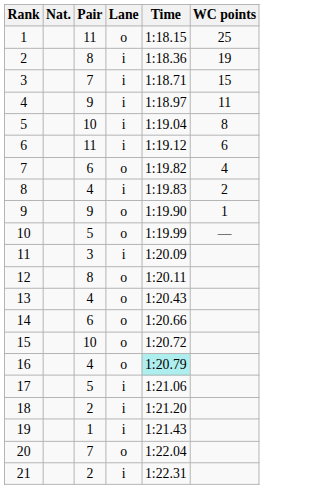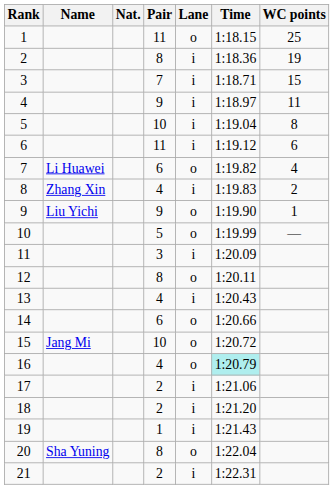+ column: (78, 15)
(124, 299) o -> (193, 299) i
(90, 386) 5 -> (160, 386) 2
(90, 451) 7 -> (160, 451) 8
